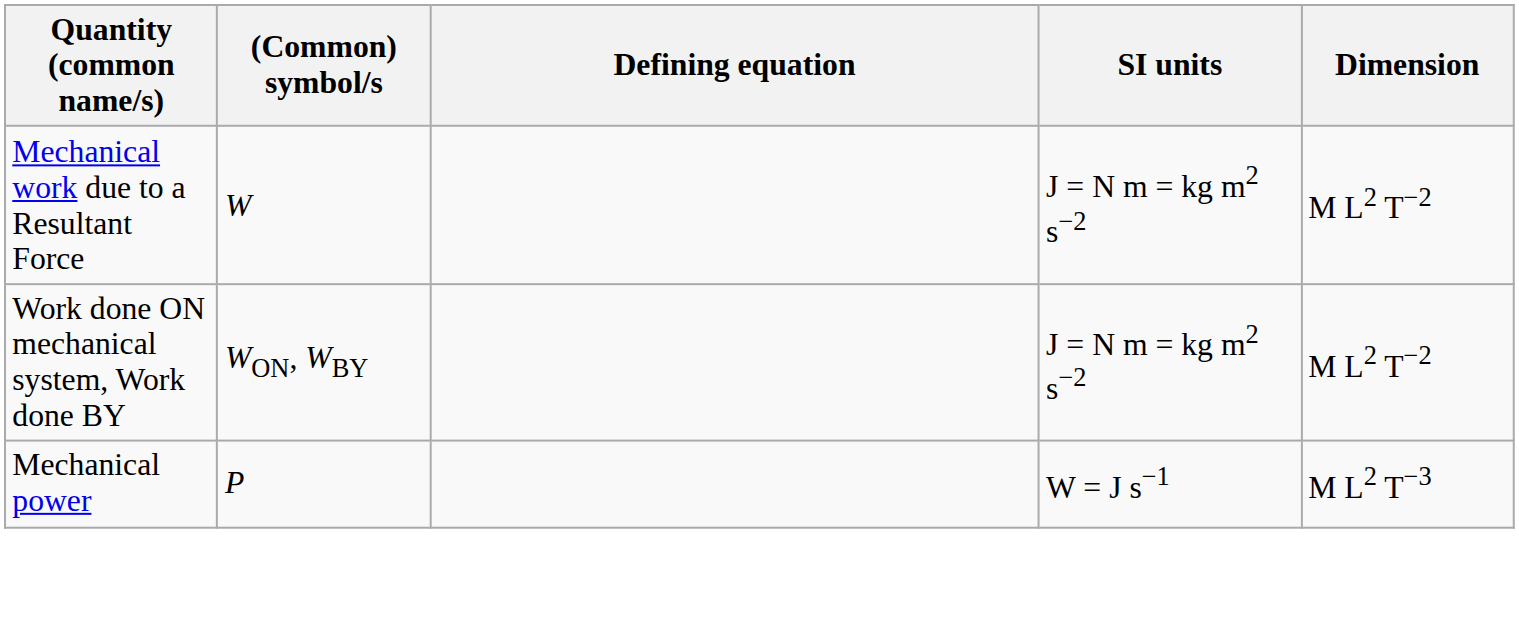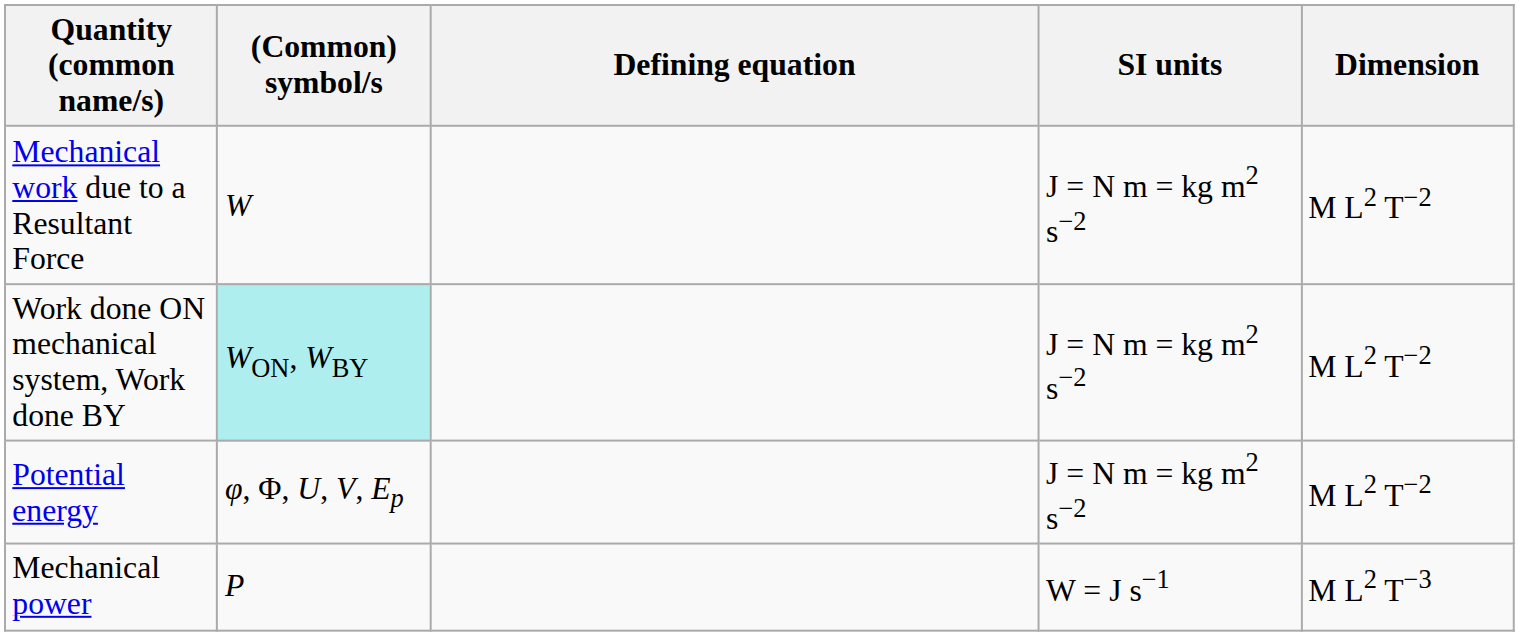(297, 361) no background -> (297, 361) paleturquoise background
+ row: (69, 491)
